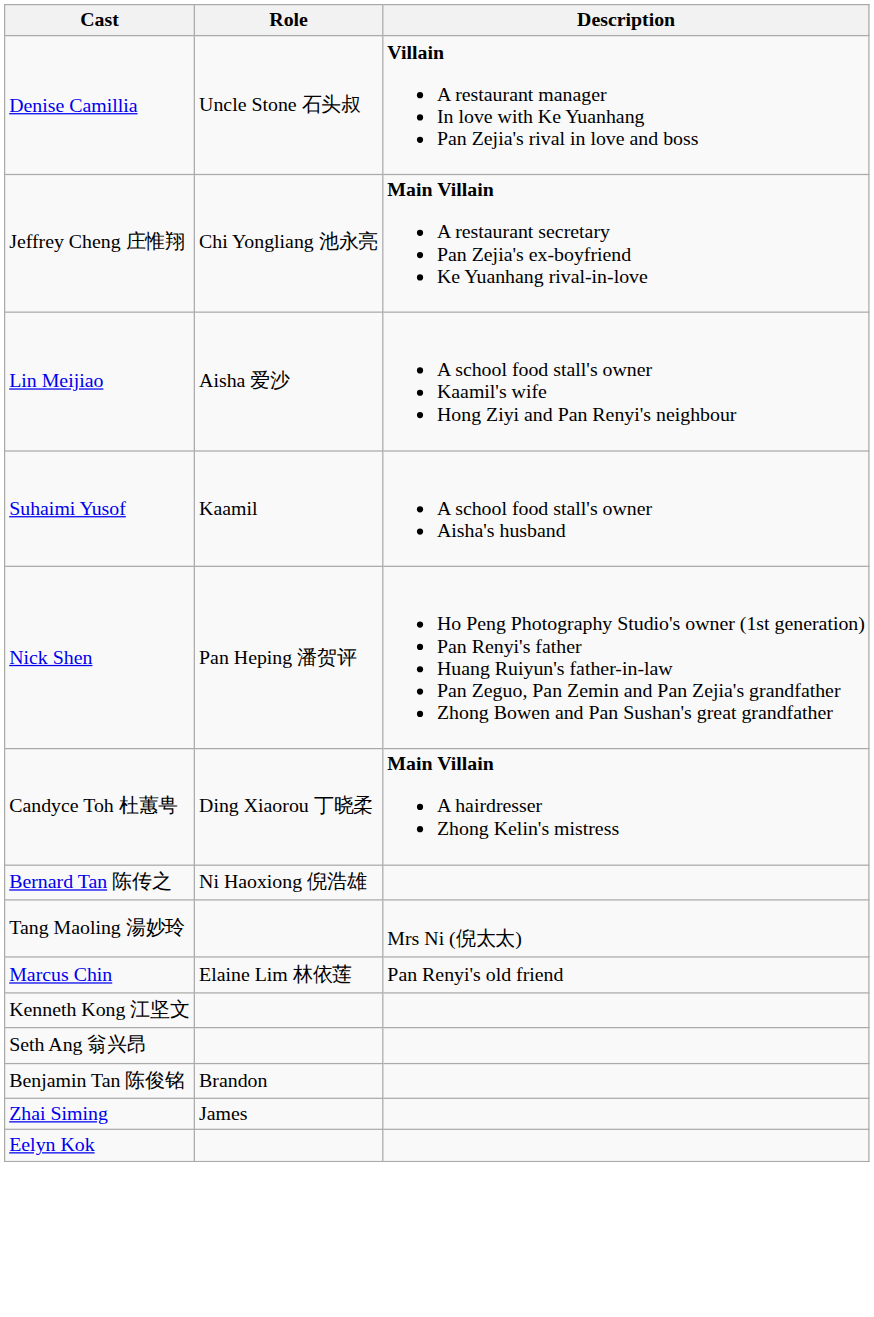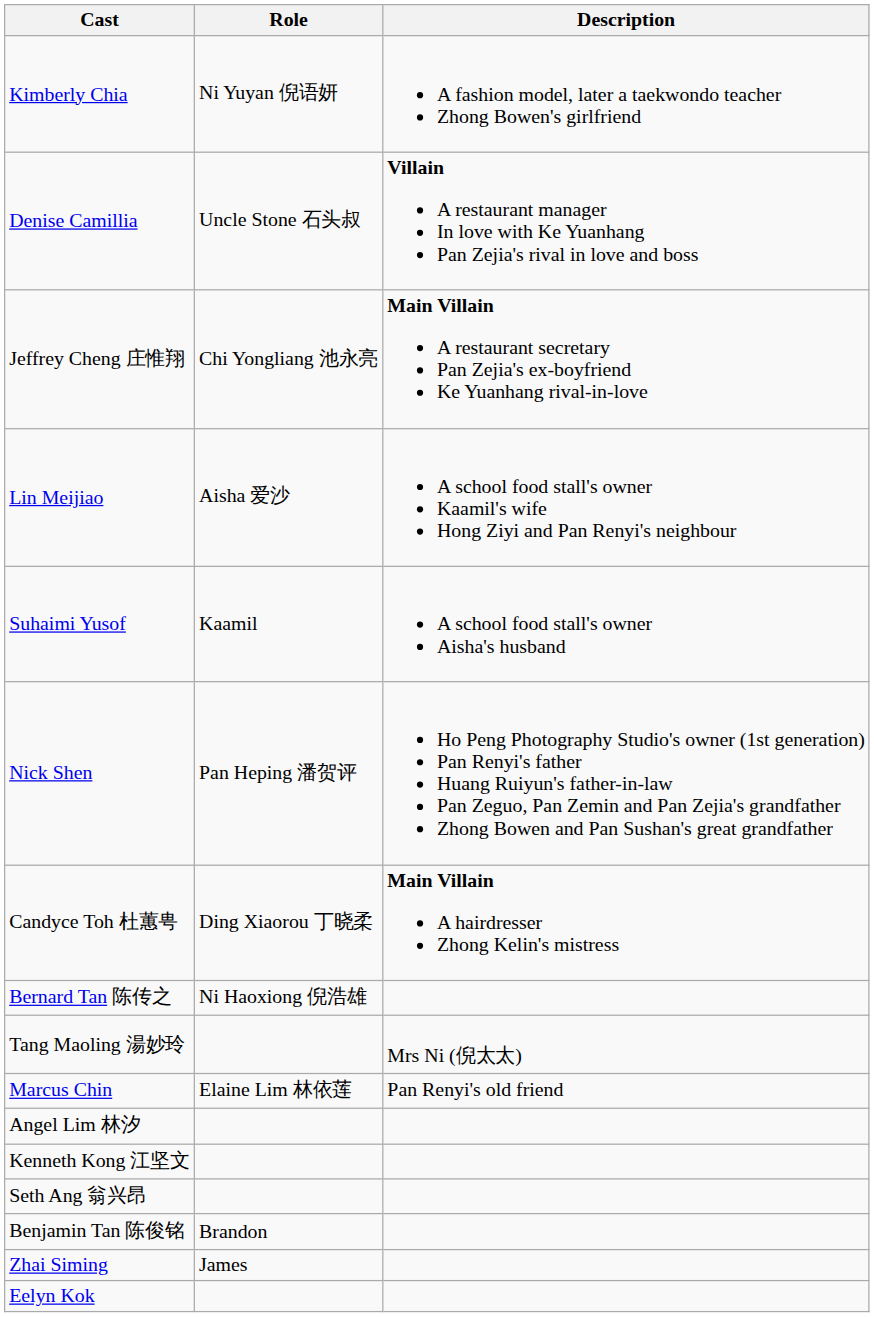+ row: (68, 93)
+ row: (75, 1125)
